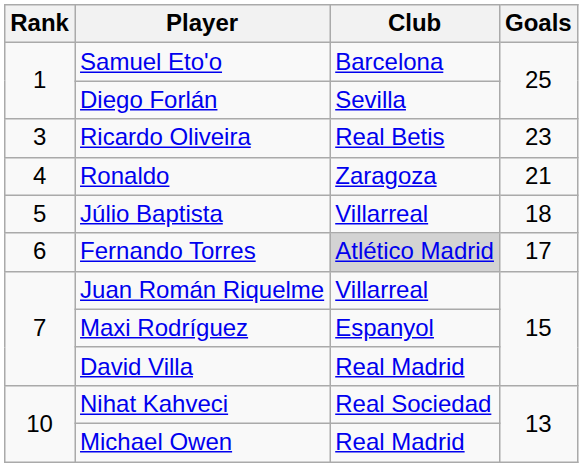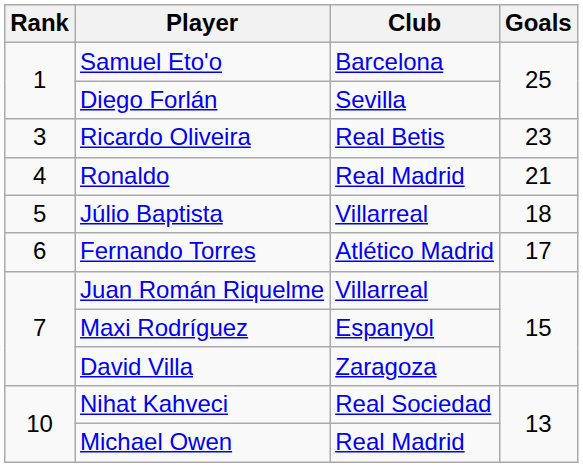(386, 175) Zaragoza -> (400, 175) Real Madrid
(415, 251) lightgrey background -> (415, 251) no background
(400, 366) Real Madrid -> (386, 366) Zaragoza
